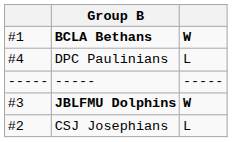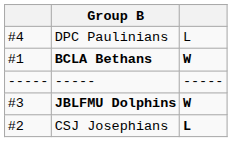rows swapped: (103, 38) <-> (112, 60)
(187, 126) normal -> (187, 126) bold
